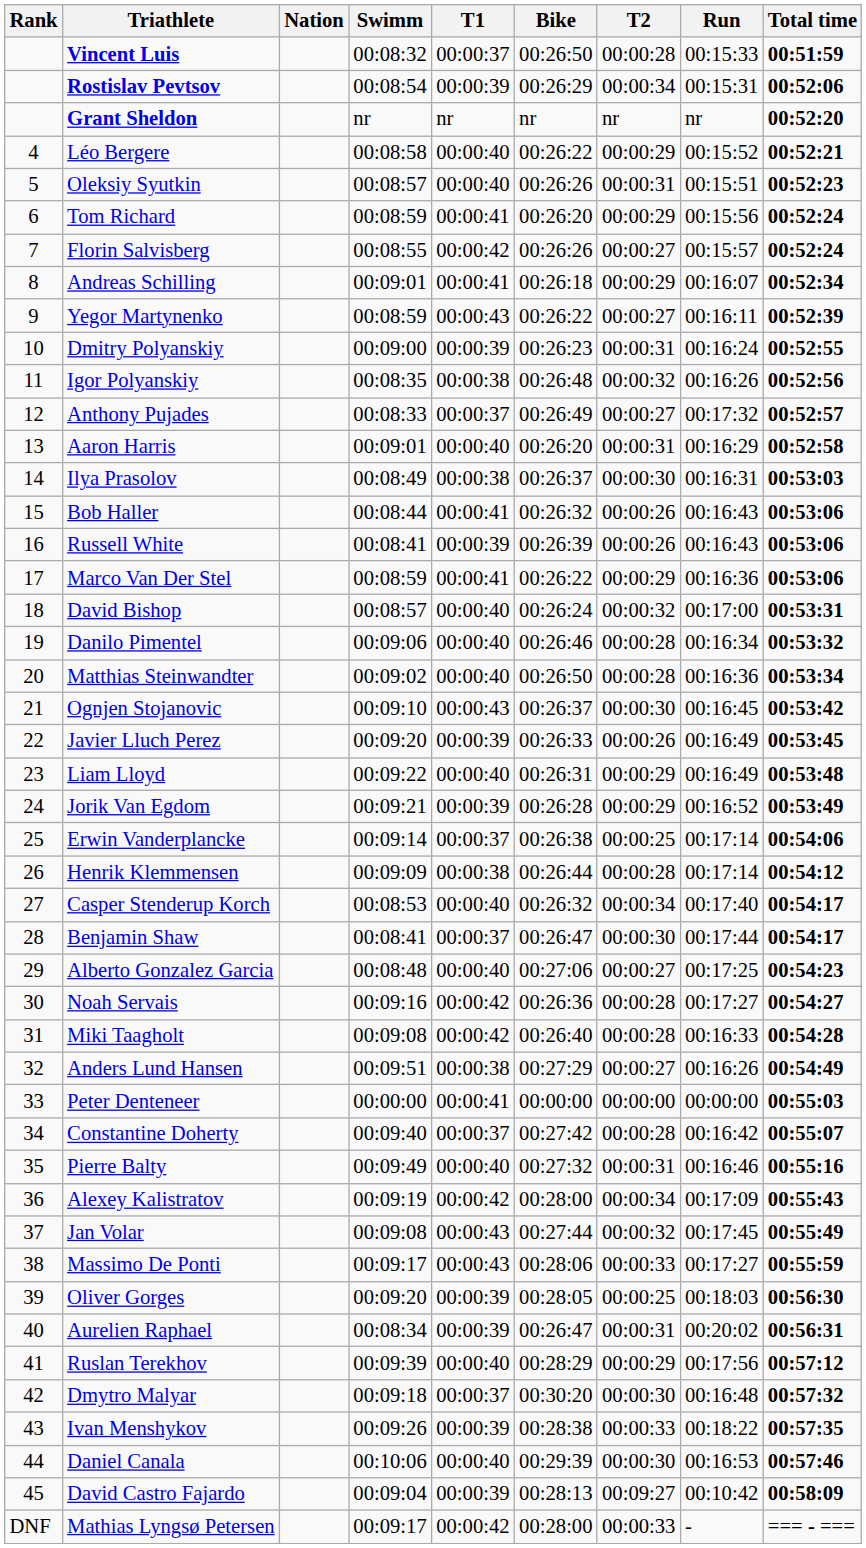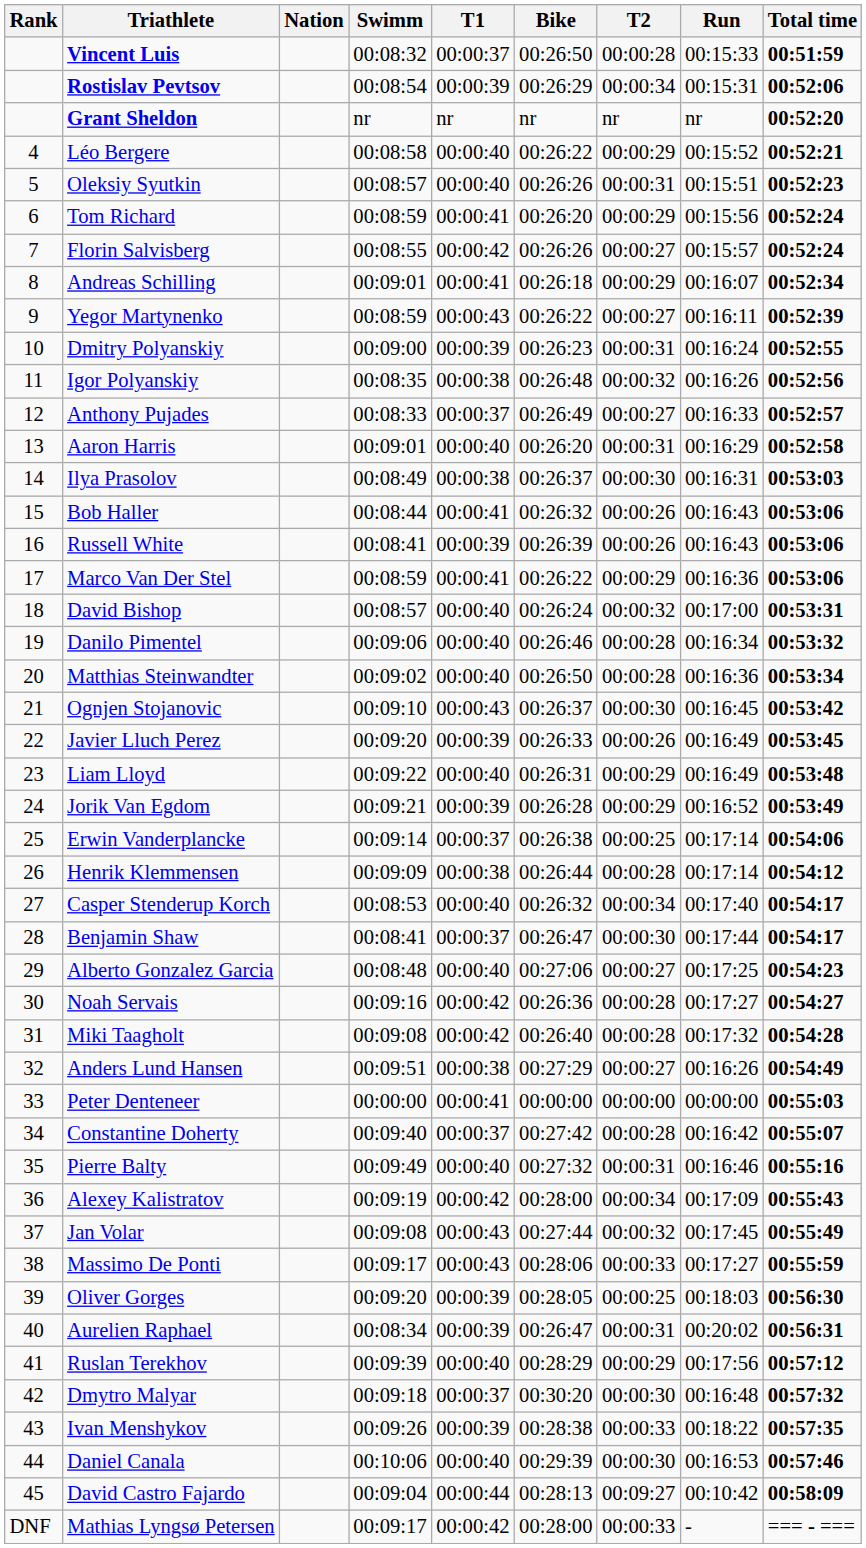(722, 413) 00:17:32 -> (722, 413) 00:16:33
(722, 1035) 00:16:33 -> (722, 1035) 00:17:32
(473, 1493) 00:00:39 -> (473, 1493) 00:00:44
